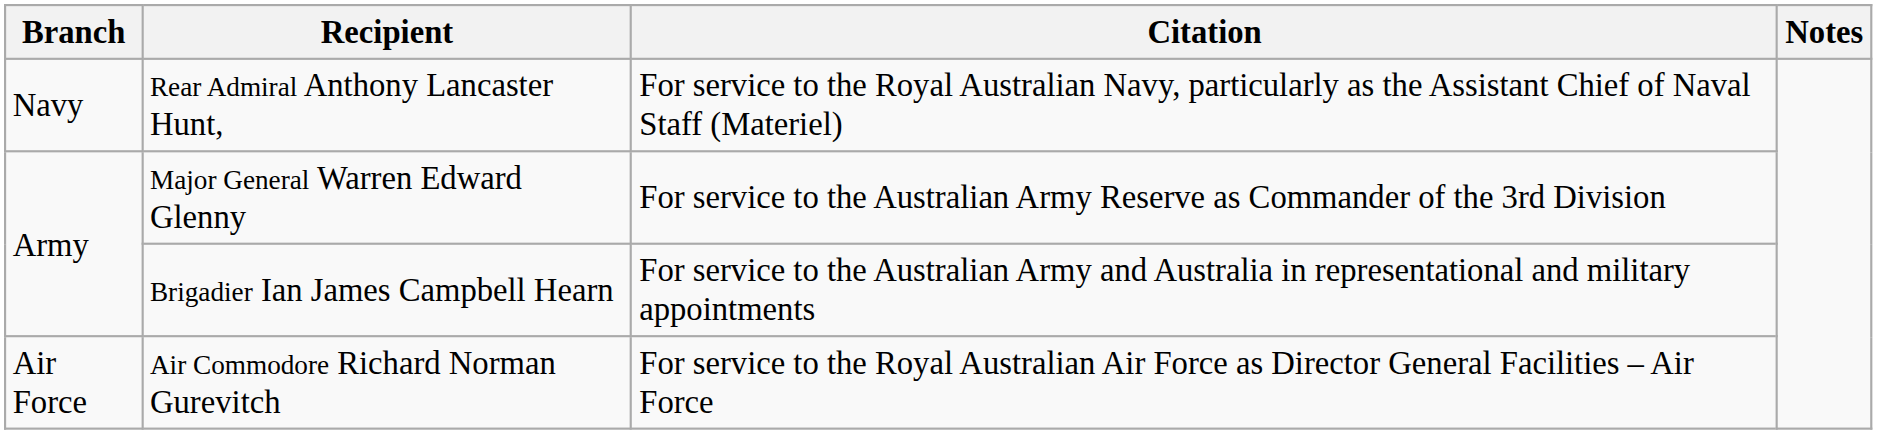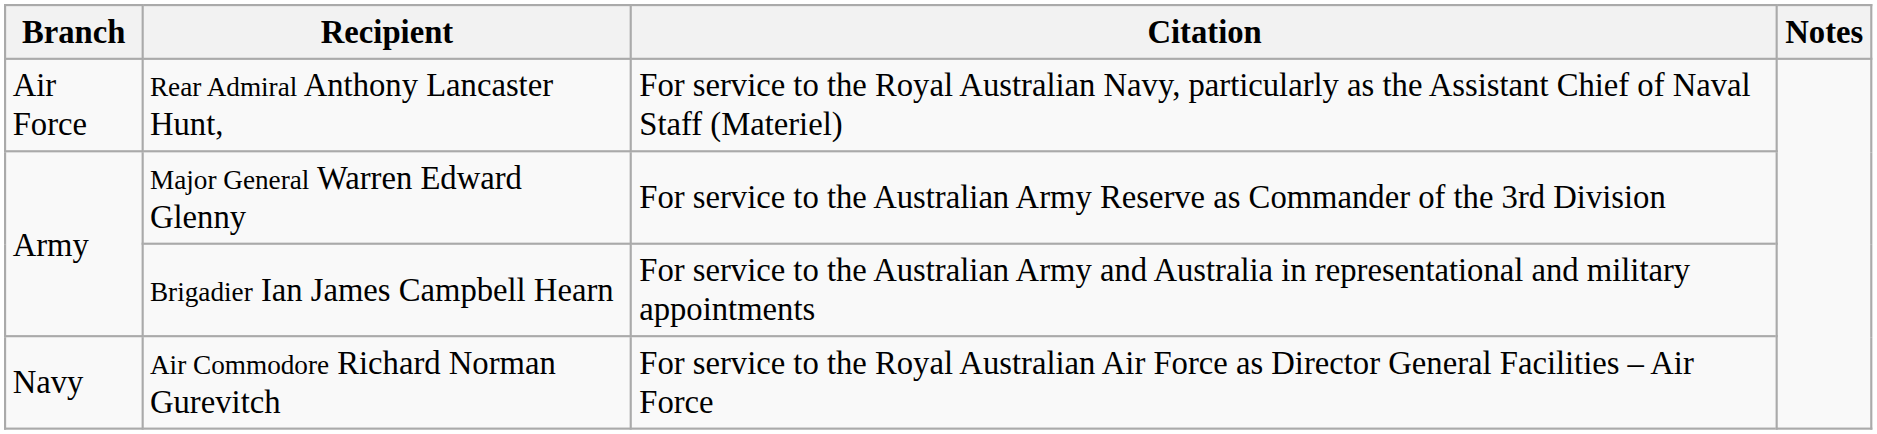(48, 104) Navy -> (50, 104) Air Force
(50, 382) Air Force -> (48, 382) Navy
